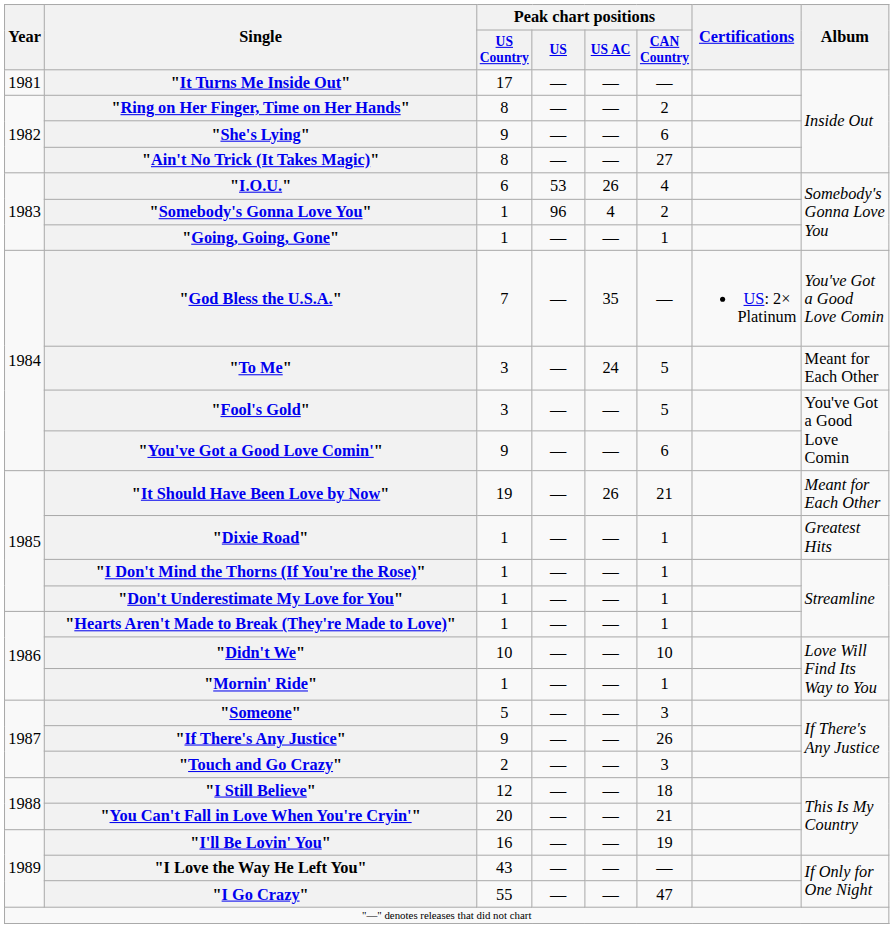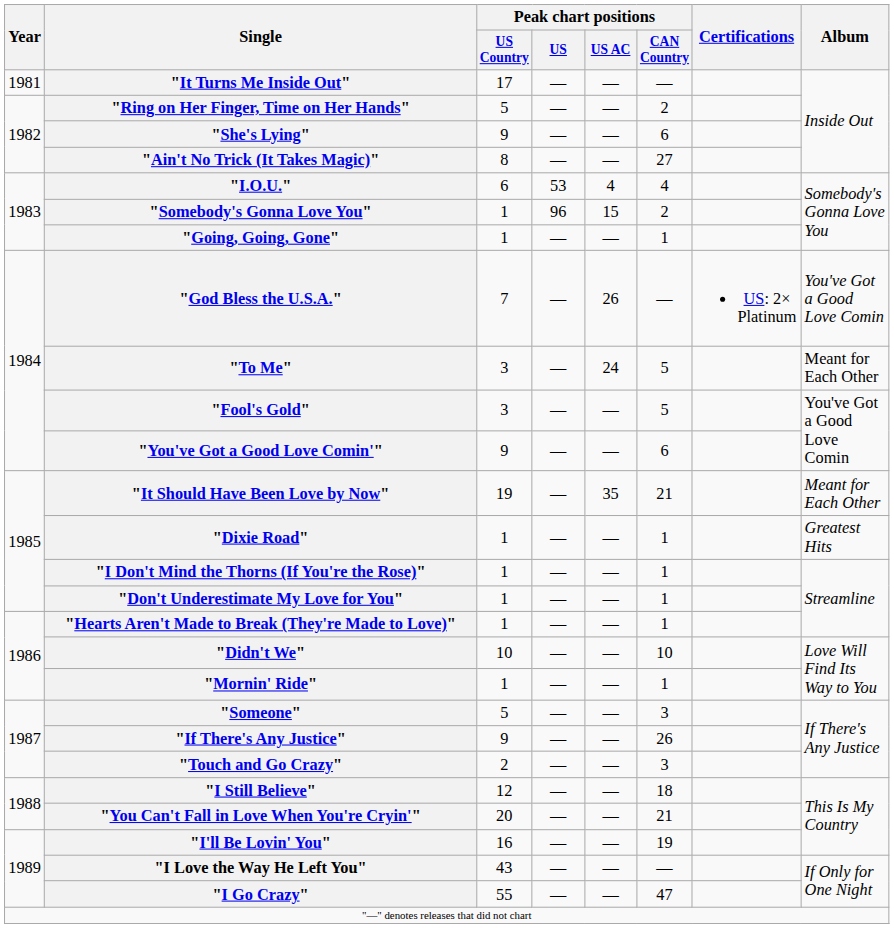(504, 108) 8 -> (504, 108) 5
(611, 185) 26 -> (611, 185) 4
(611, 211) 4 -> (611, 211) 15
(611, 298) 35 -> (611, 298) 26
(611, 493) 26 -> (611, 493) 35
